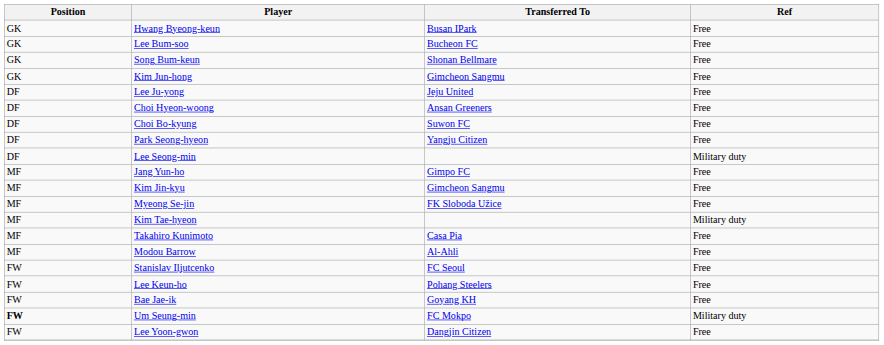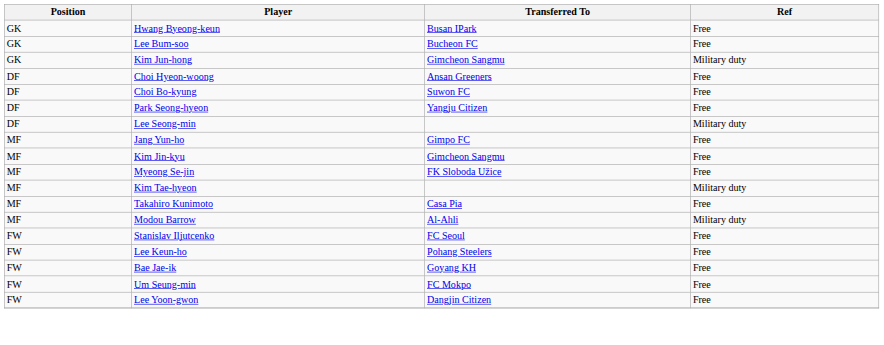- row: (167, 60)
(702, 76) Free -> (720, 60) Military duty
- row: (159, 92)
(702, 252) Free -> (720, 220) Military duty
(15, 316) bold -> (14, 284) normal
(720, 316) Military duty -> (702, 284) Free
